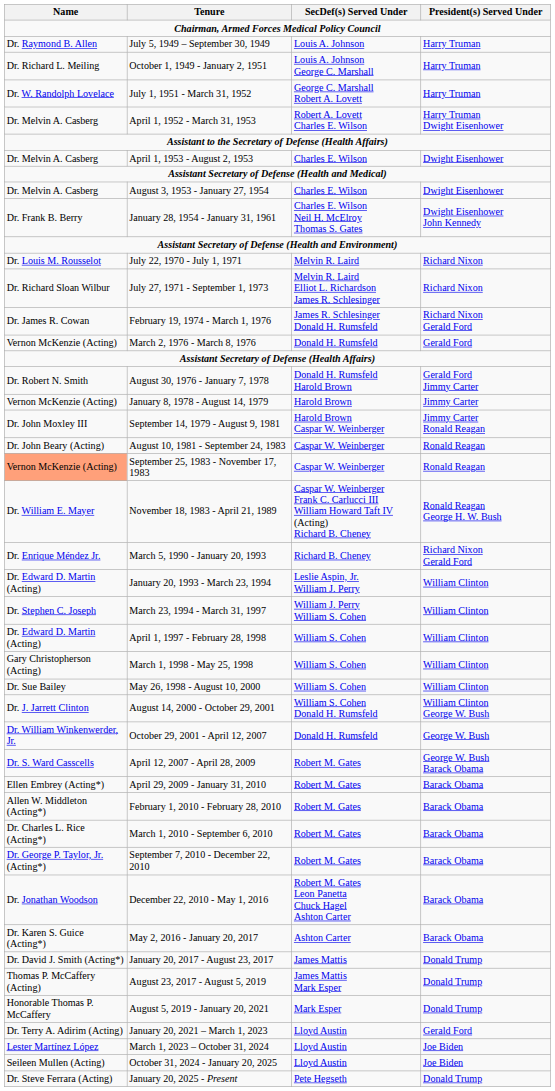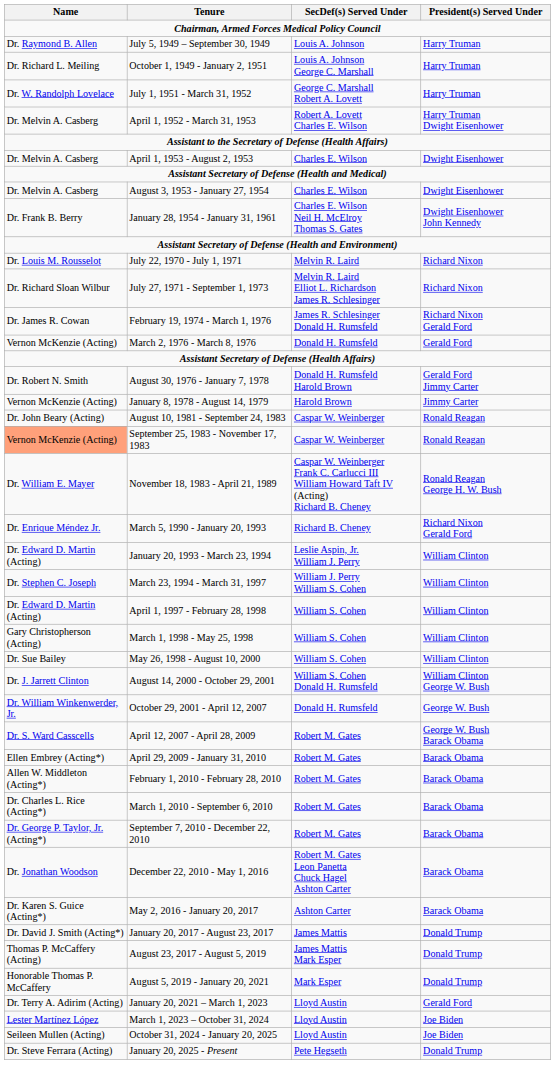- row: (205, 423)
